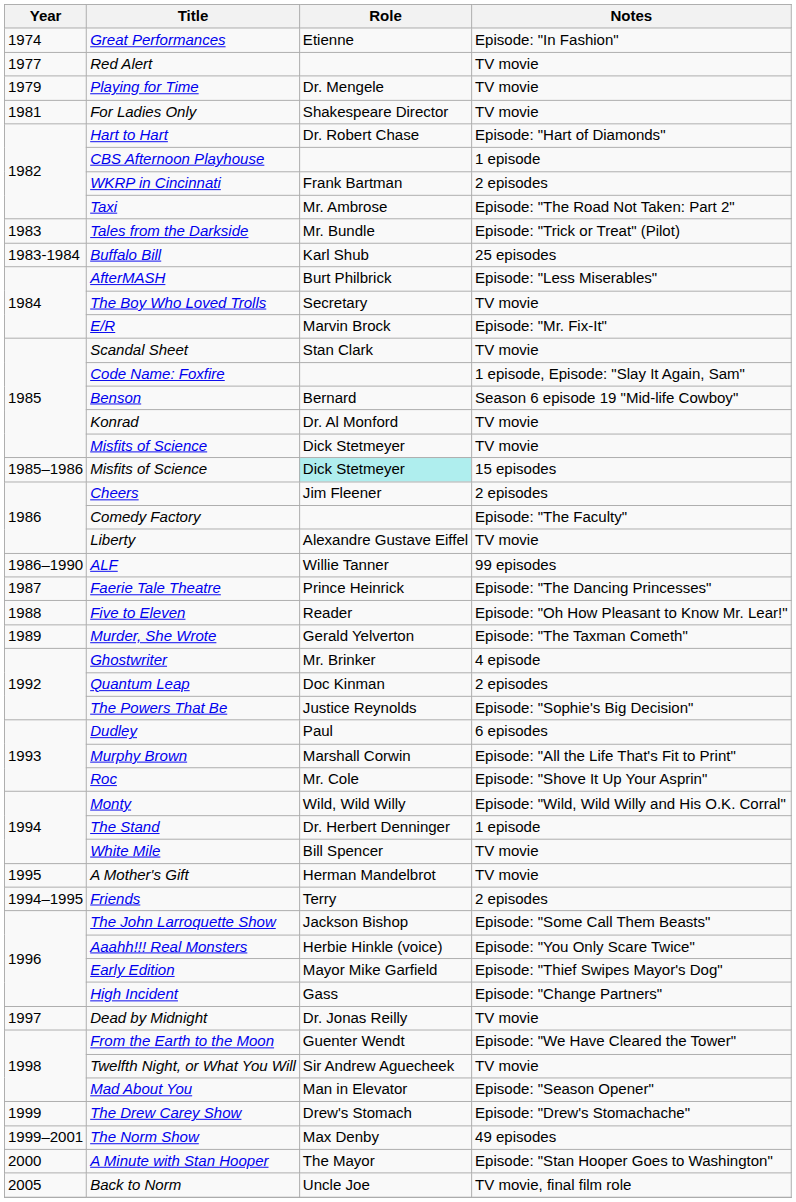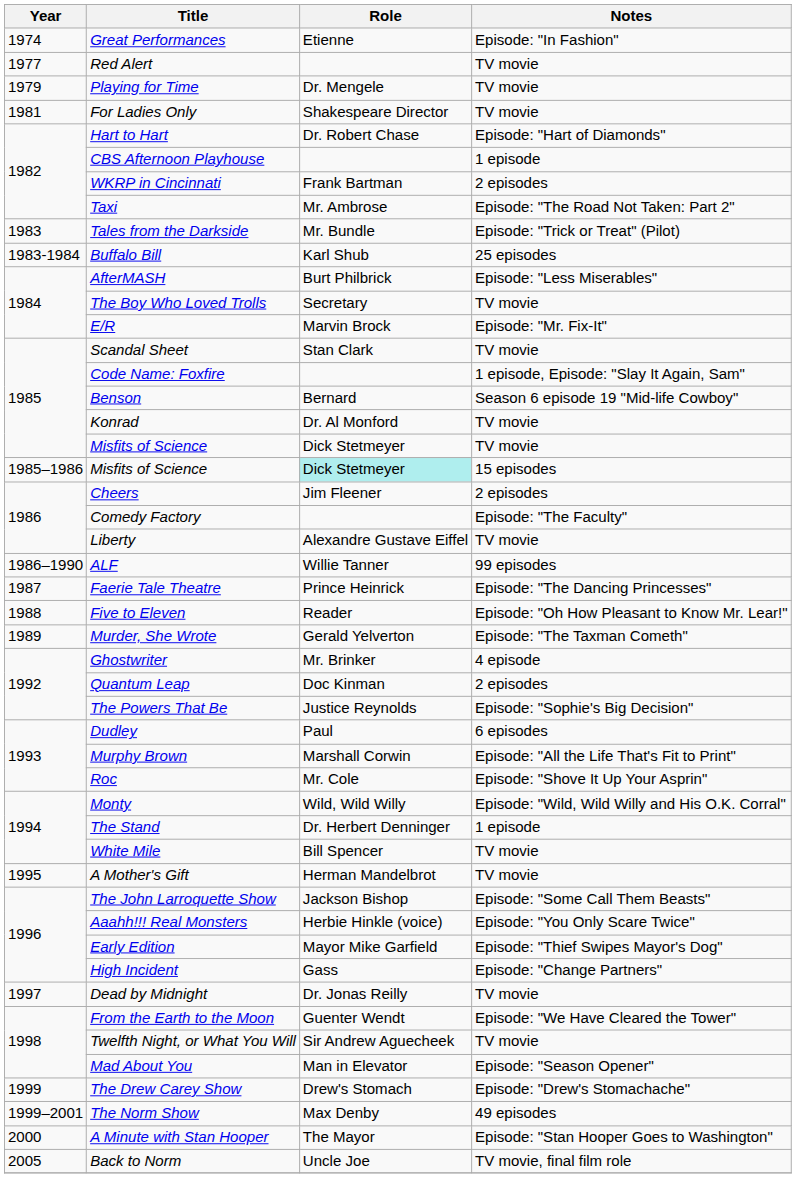- row: (115, 898)
